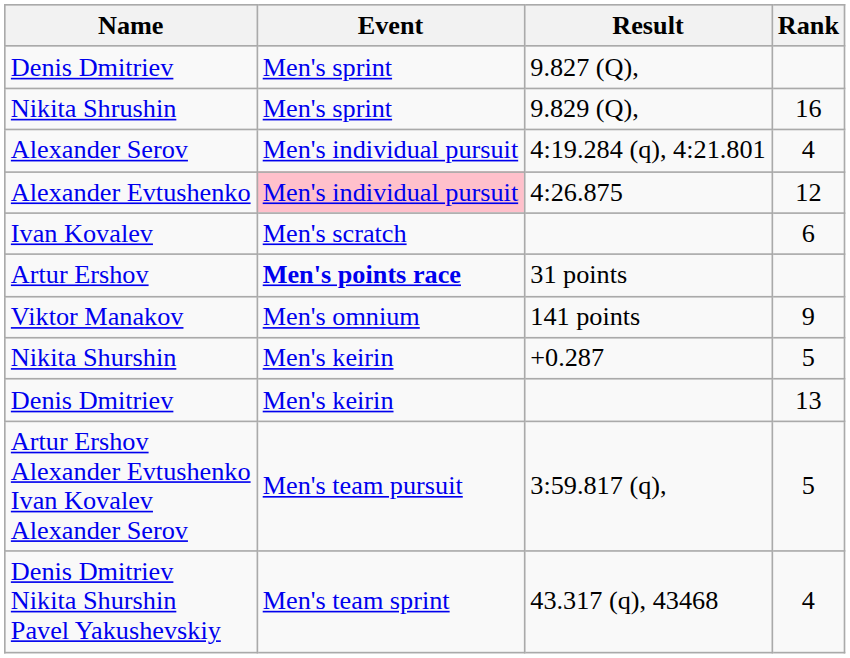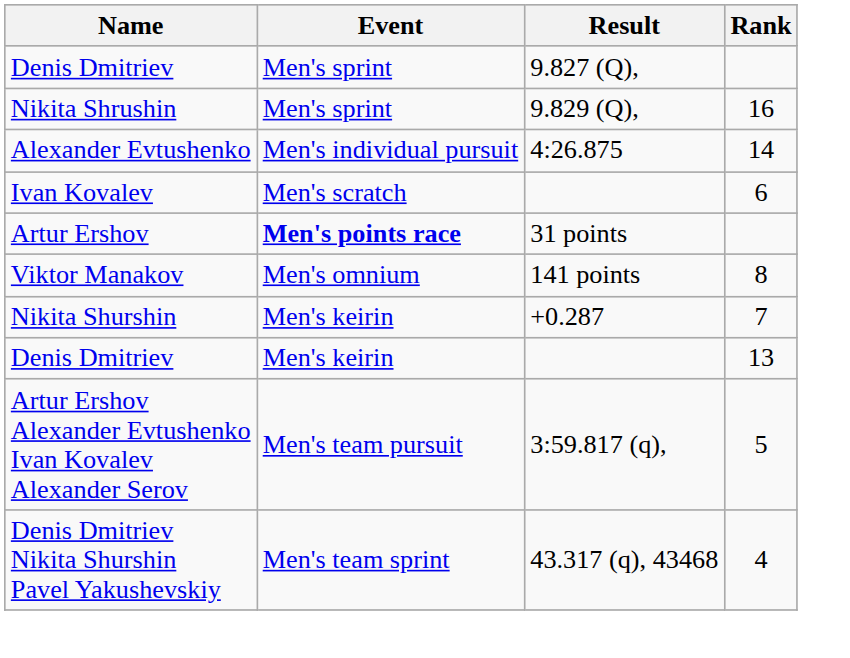- row: (99, 150)
(390, 191) pink background -> (390, 150) no background
(808, 191) 12 -> (761, 150) 14
(808, 316) 9 -> (761, 274) 8
(808, 358) 5 -> (761, 316) 7
